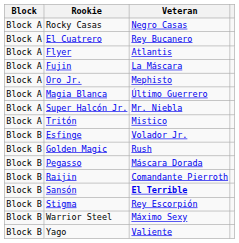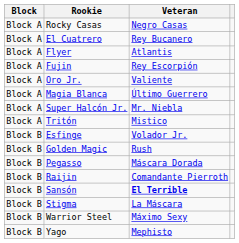(157, 66) La Máscara -> (164, 66) Rey Escorpión
(152, 80) Mephisto -> (152, 80) Valiente
(164, 204) Rey Escorpión -> (157, 204) La Máscara
(152, 232) Valiente -> (152, 232) Mephisto
